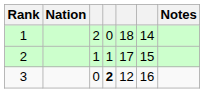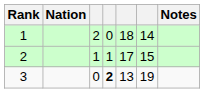(126, 77) 12 -> (126, 77) 13
(147, 77) 16 -> (147, 77) 19
